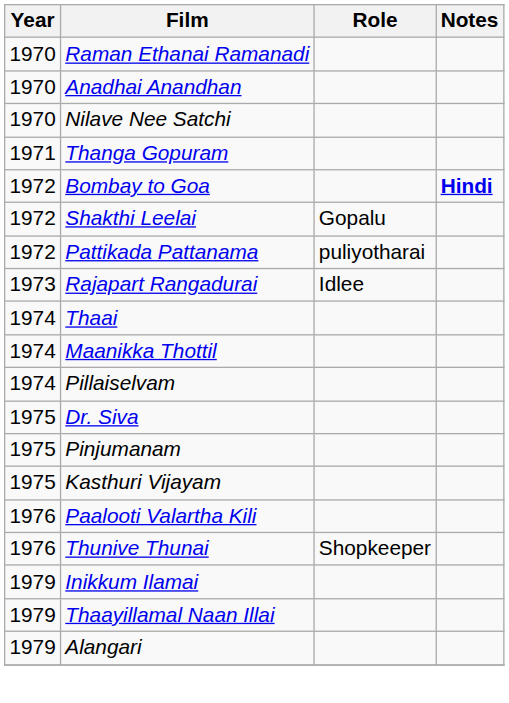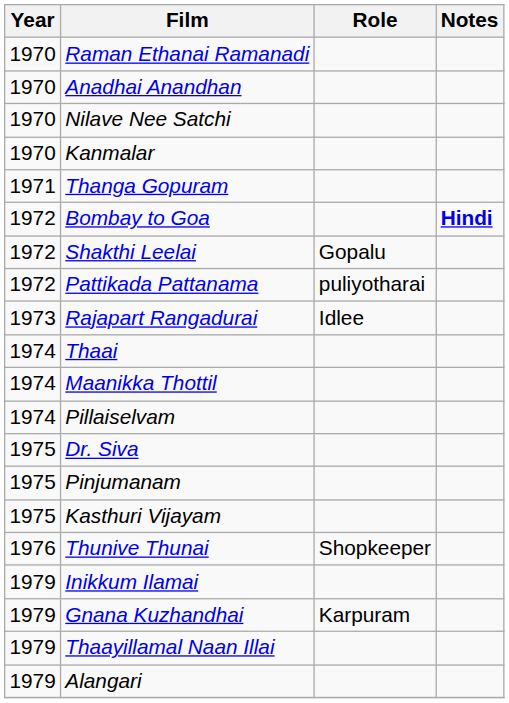+ row: (110, 152)
- row: (161, 515)
+ row: (154, 614)
